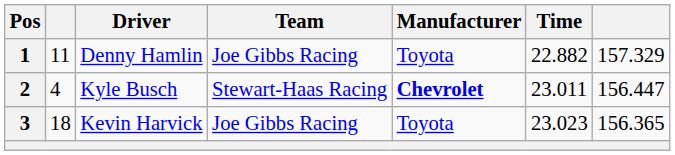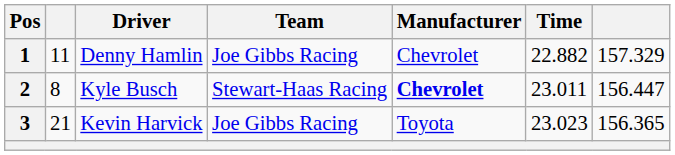(425, 55) Toyota -> (437, 55) Chevrolet
(55, 89) 4 -> (55, 89) 8
(60, 123) 18 -> (60, 123) 21
